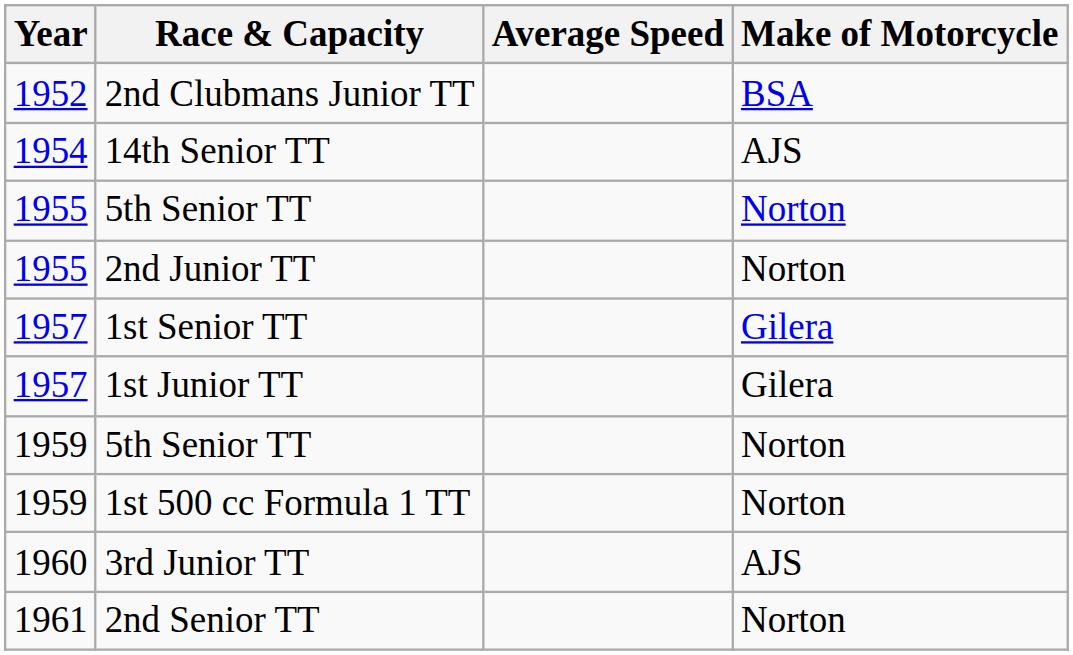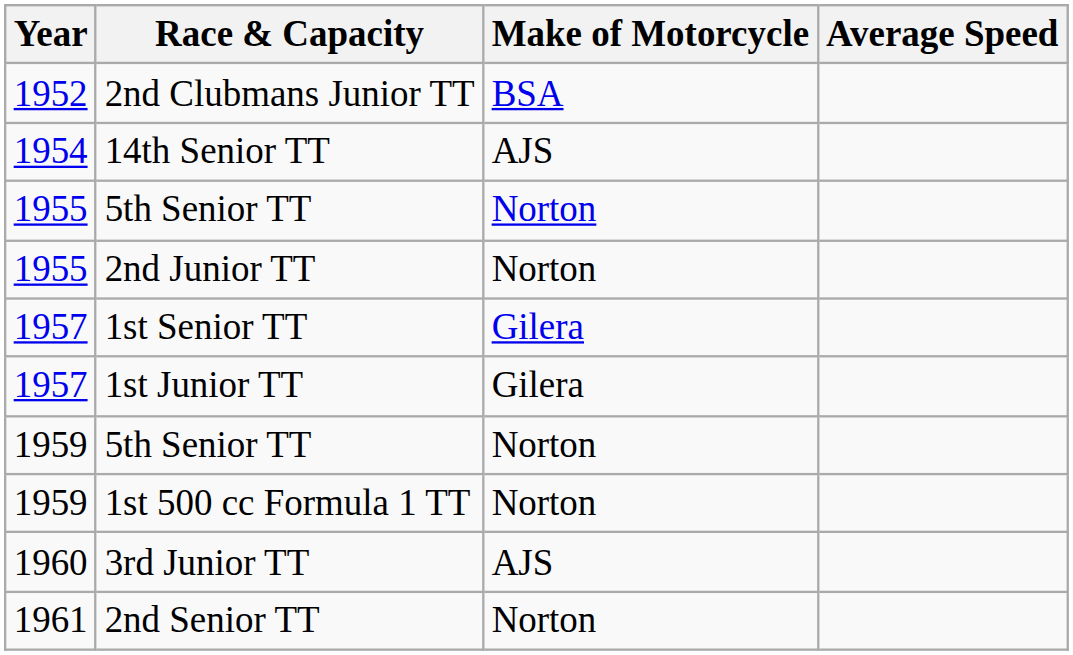columns swapped: (900, 33) <-> (608, 33)
